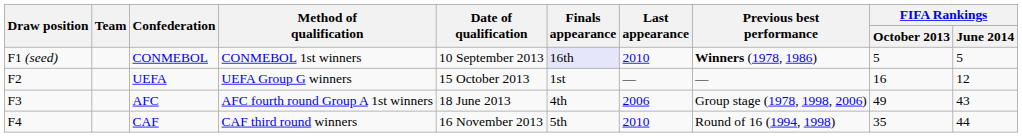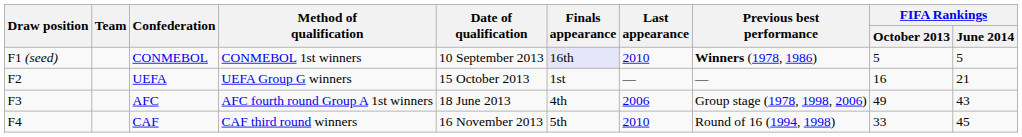(963, 79) 12 -> (963, 79) 21
(880, 121) 35 -> (880, 121) 33
(963, 121) 44 -> (963, 121) 45
